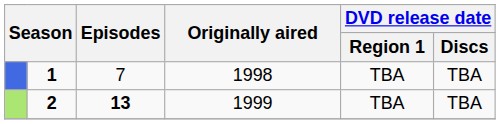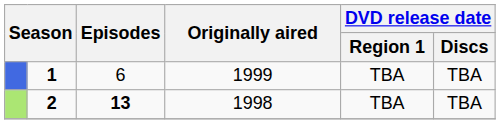(121, 75) 7 -> (121, 75) 6
(253, 75) 1998 -> (253, 75) 1999
(253, 103) 1999 -> (253, 103) 1998
